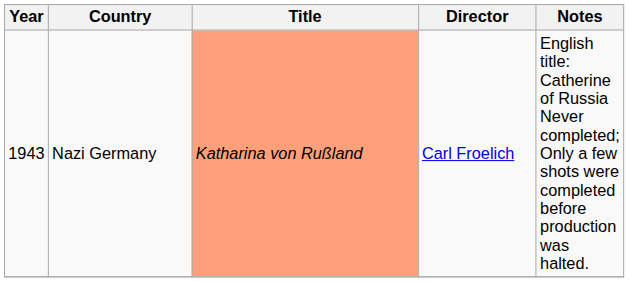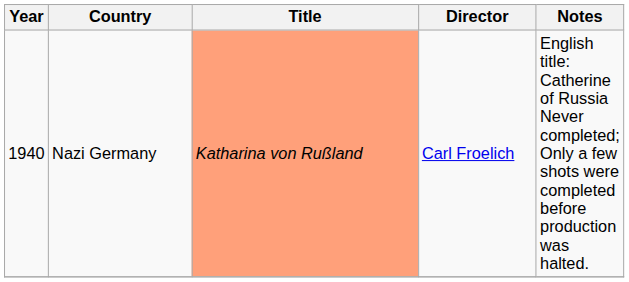(26, 153) 1943 -> (26, 153) 1940
